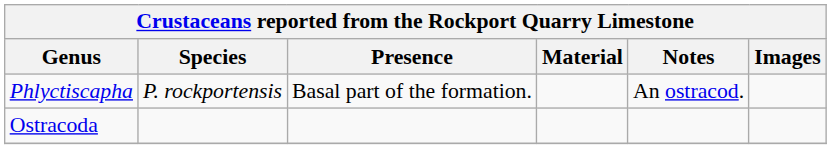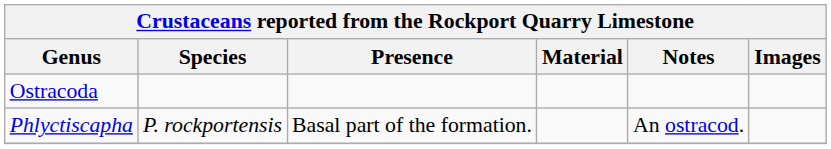rows swapped: (54, 125) <-> (71, 90)
